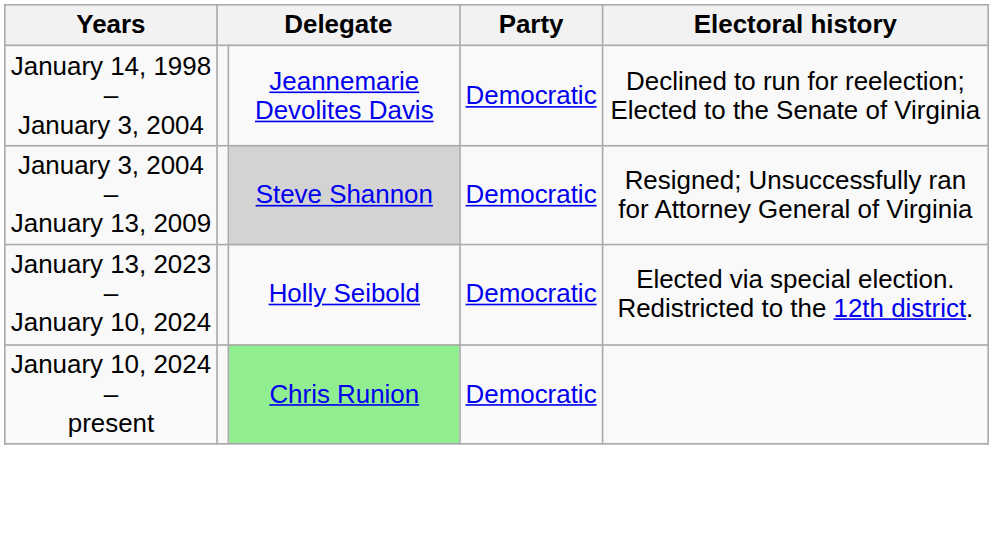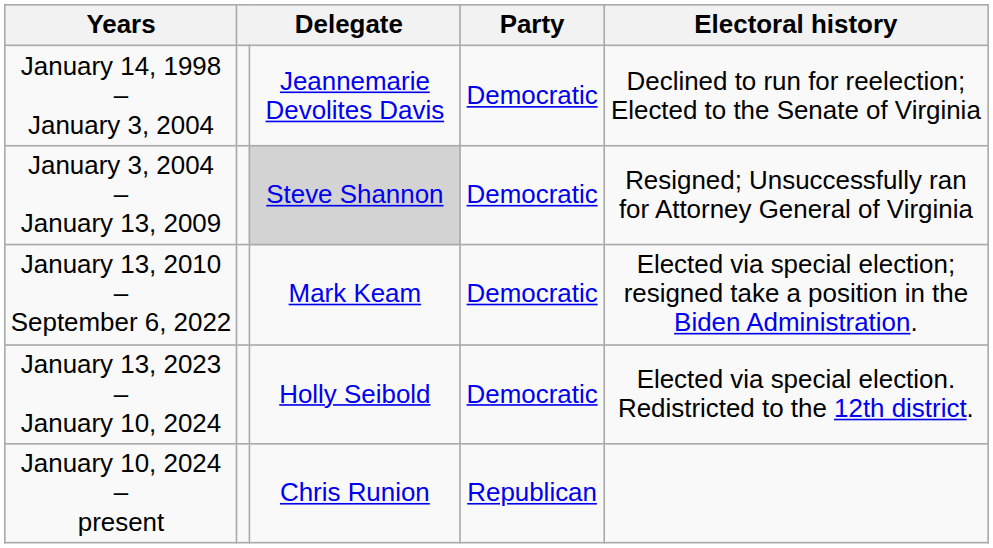+ row: (121, 294)
(344, 393) lightgreen background -> (355, 493) no background
(531, 393) Democratic -> (532, 493) Republican
